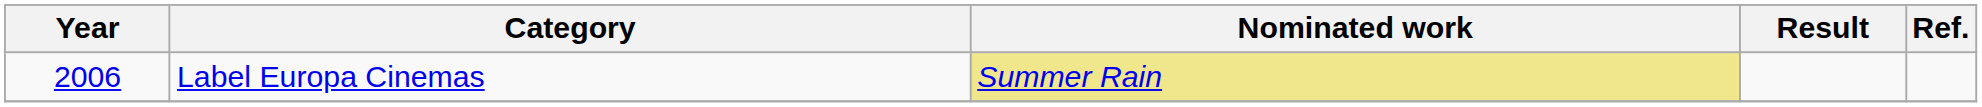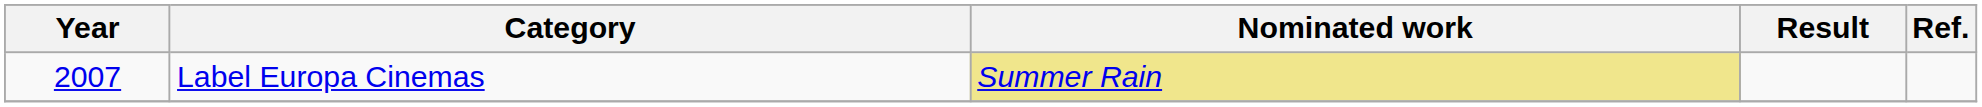(88, 76) 2006 -> (88, 76) 2007
